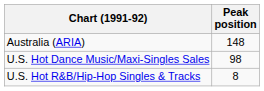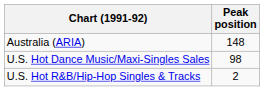(236, 77) 8 -> (236, 77) 2
